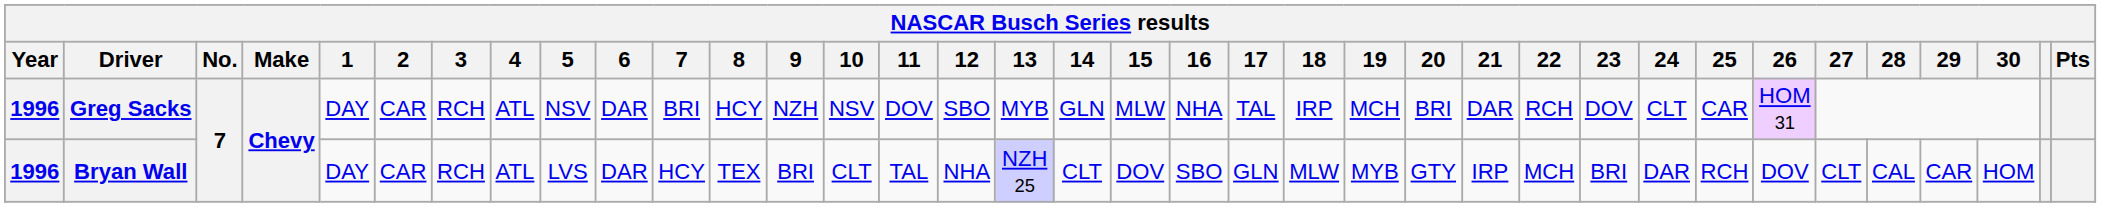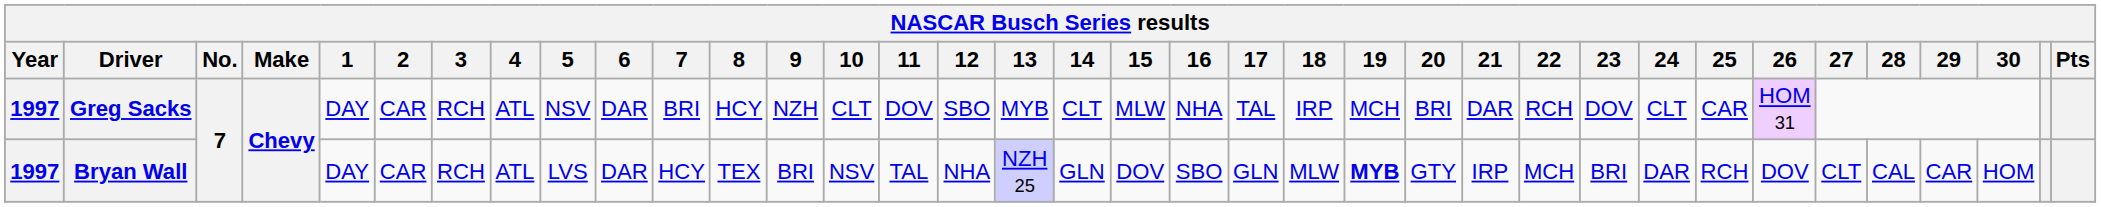(35, 109) 1996 -> (35, 109) 1997
(852, 109) NSV -> (852, 109) CLT
(1082, 109) GLN -> (1082, 109) CLT
(35, 171) 1996 -> (35, 171) 1997
(852, 171) CLT -> (852, 171) NSV
(1082, 171) CLT -> (1082, 171) GLN
(1375, 171) normal -> (1375, 171) bold
